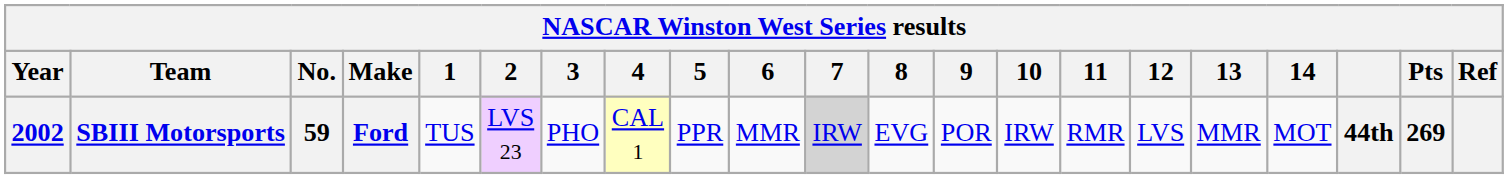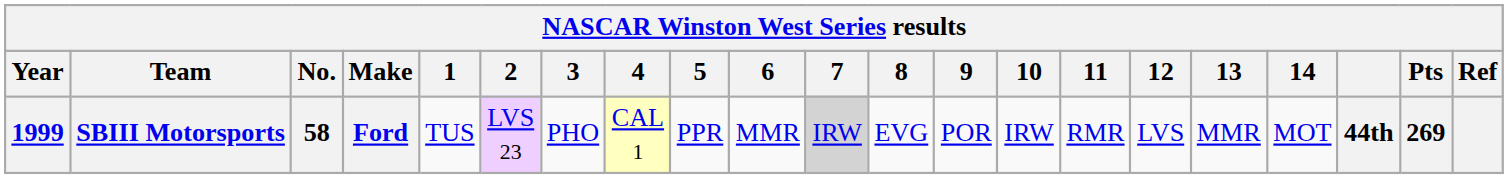(38, 134) 2002 -> (38, 134) 1999
(317, 134) 59 -> (317, 134) 58
